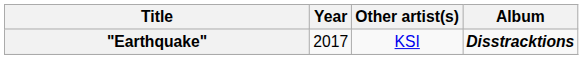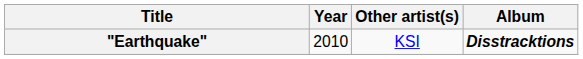(331, 41) 2017 -> (331, 41) 2010
